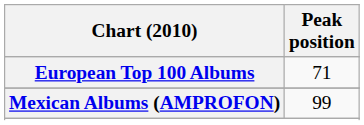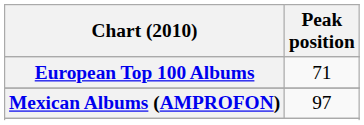(322, 103) 99 -> (322, 103) 97
